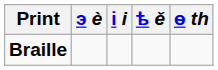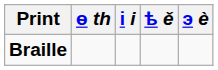columns swapped: (191, 19) <-> (89, 19)
